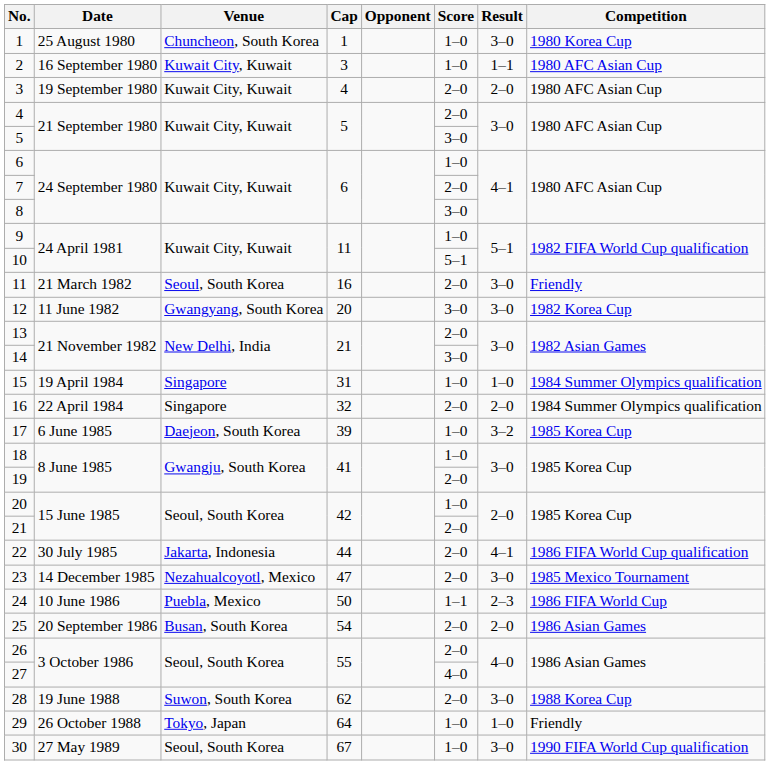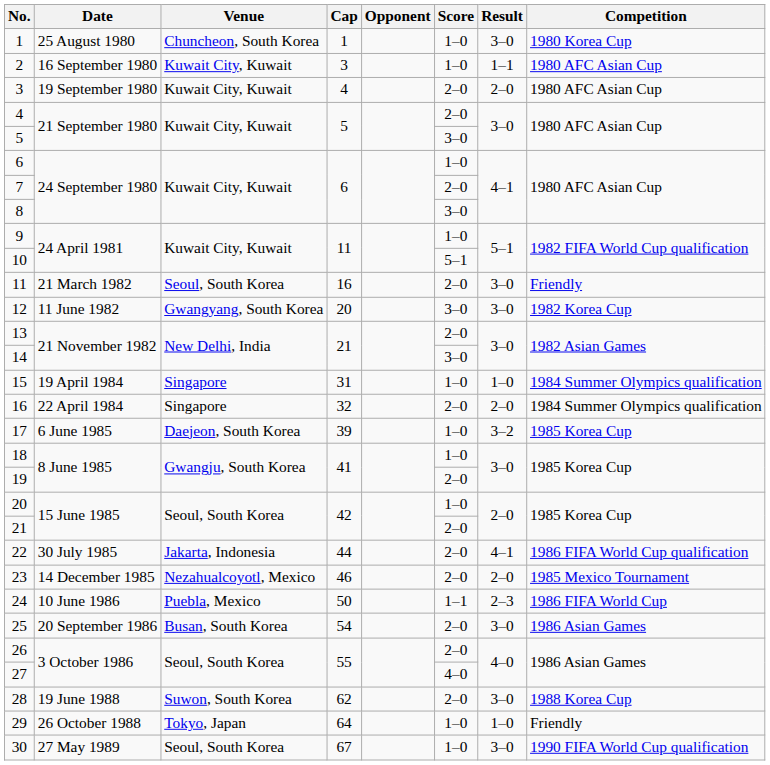(344, 576) 47 -> (344, 576) 46
(502, 576) 3–0 -> (502, 576) 2–0
(502, 625) 2–0 -> (502, 625) 3–0
